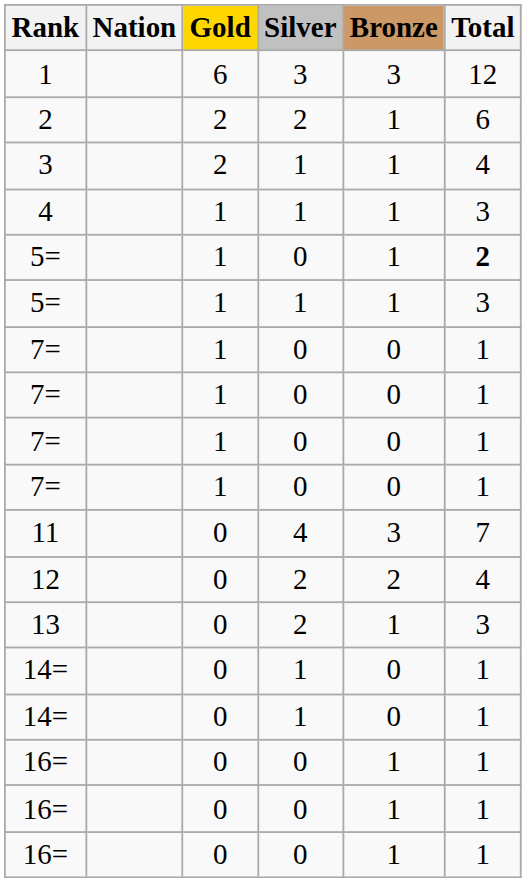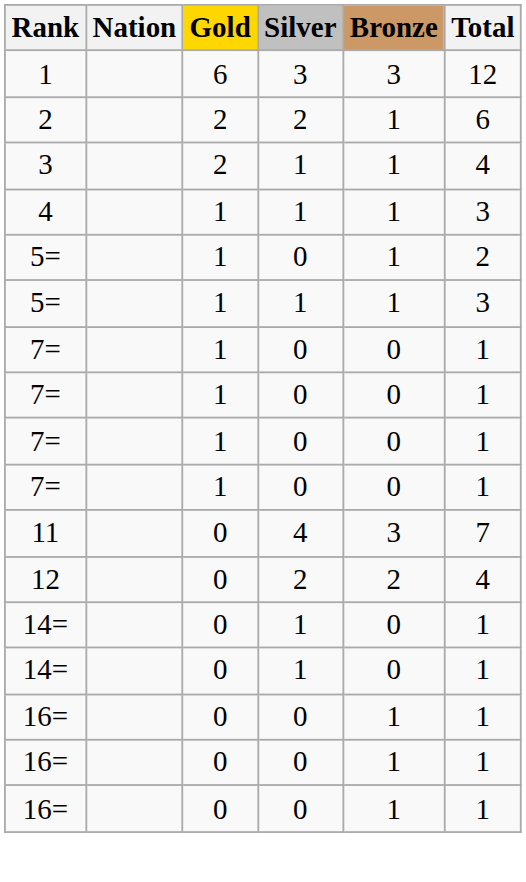(483, 257) bold -> (483, 257) normal
- row: (45, 624)
